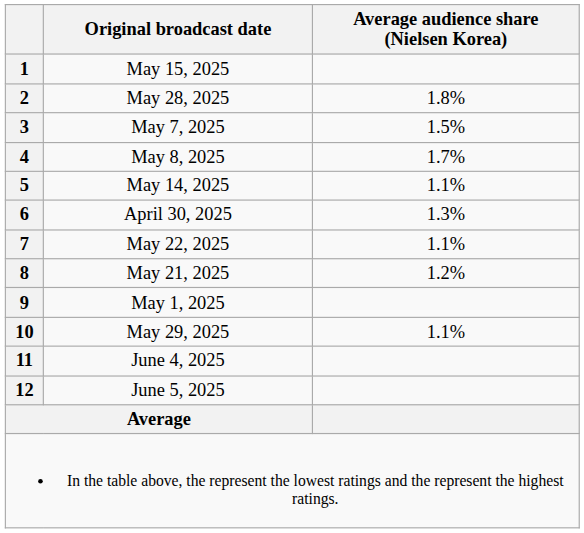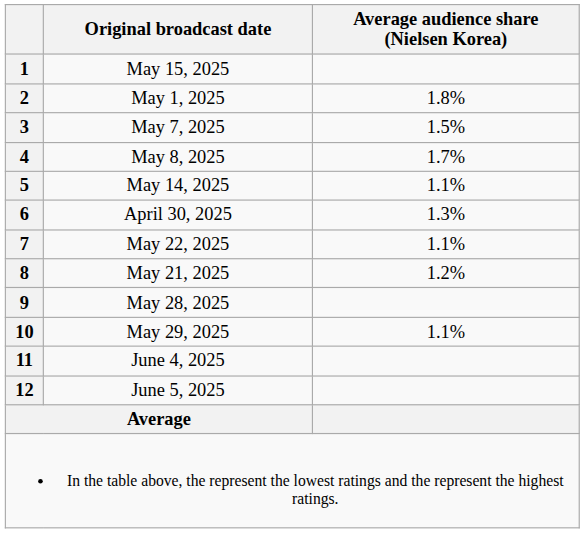(178, 98) May 28, 2025 -> (178, 98) May 1, 2025
(178, 302) May 1, 2025 -> (178, 302) May 28, 2025
